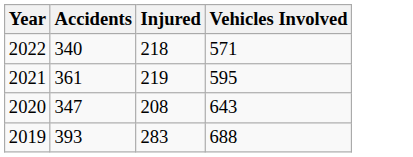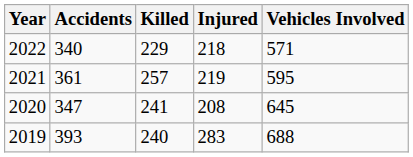+ column: (165, 19)
(223, 107) 643 -> (280, 107) 645
